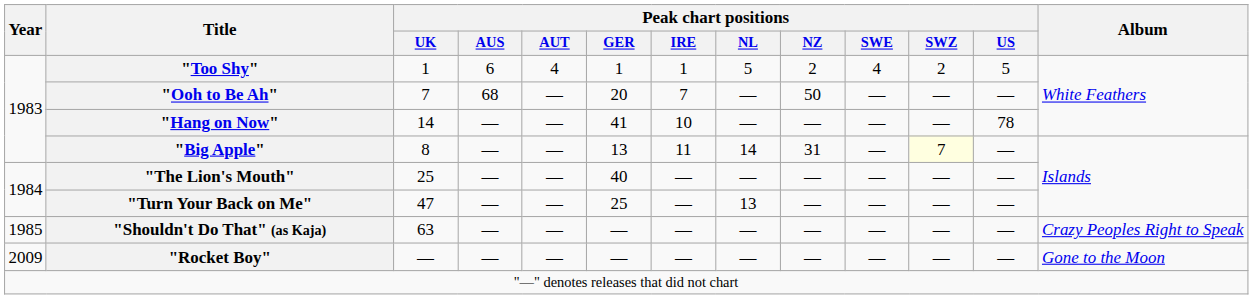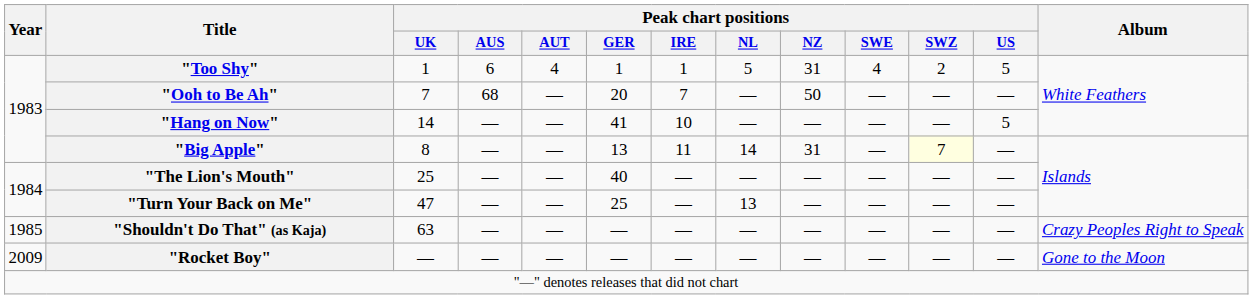(812, 68) 2 -> (812, 68) 31
(1006, 122) 78 -> (1006, 122) 5
